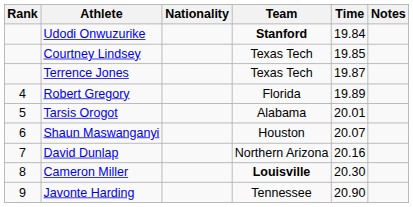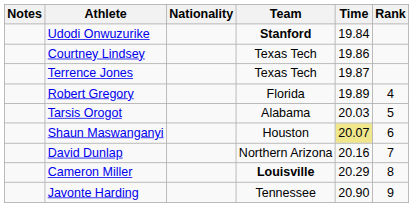columns swapped: (23, 14) <-> (388, 14)
(350, 53) 19.85 -> (354, 53) 19.86
(350, 113) 20.01 -> (354, 113) 20.03
(350, 133) no background -> (354, 133) khaki background
(350, 172) 20.30 -> (354, 172) 20.29
